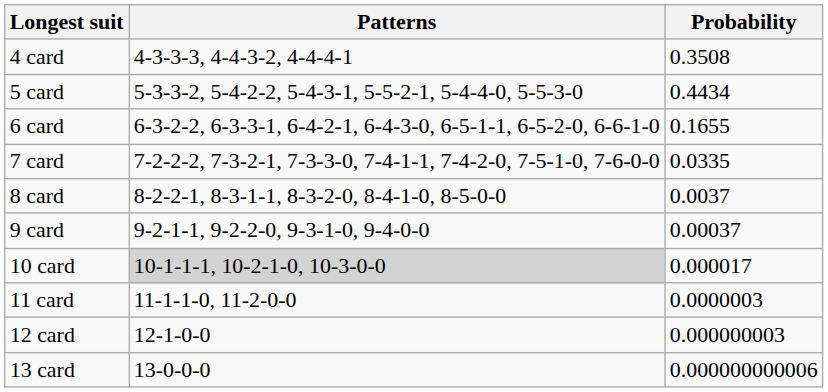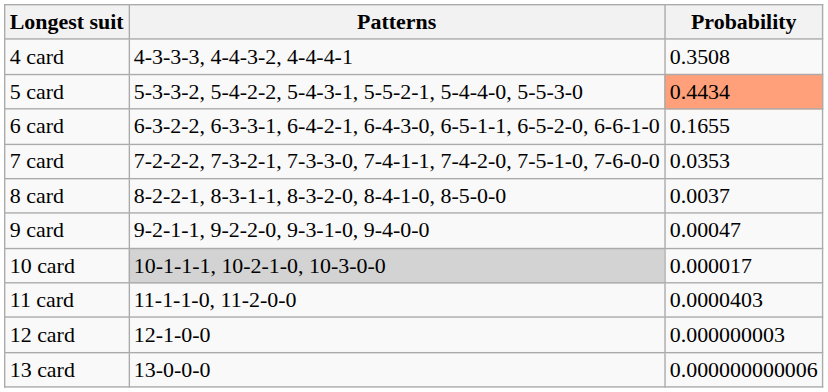(700, 91) no background -> (700, 91) lightsalmon background
(700, 160) 0.0335 -> (700, 160) 0.0353
(705, 230) 0.00037 -> (705, 230) 0.00047
(716, 299) 0.0000003 -> (716, 299) 0.0000403
